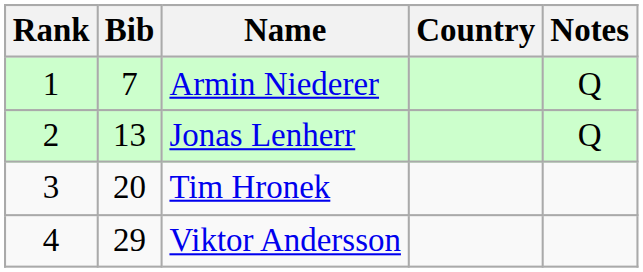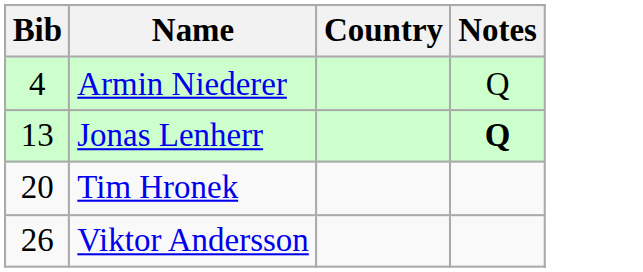- column: (51, 30)
(129, 82) 7 -> (37, 82) 4
(590, 135) normal -> (498, 135) bold
(129, 239) 29 -> (37, 239) 26
